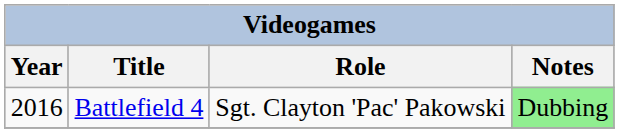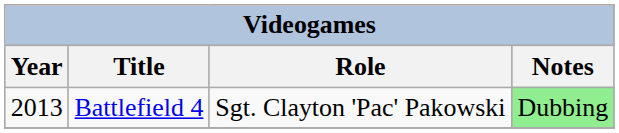(37, 107) 2016 -> (37, 107) 2013
